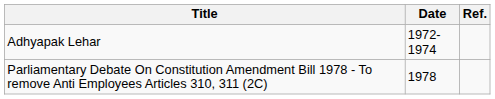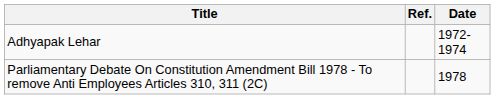columns swapped: (432, 14) <-> (475, 14)
